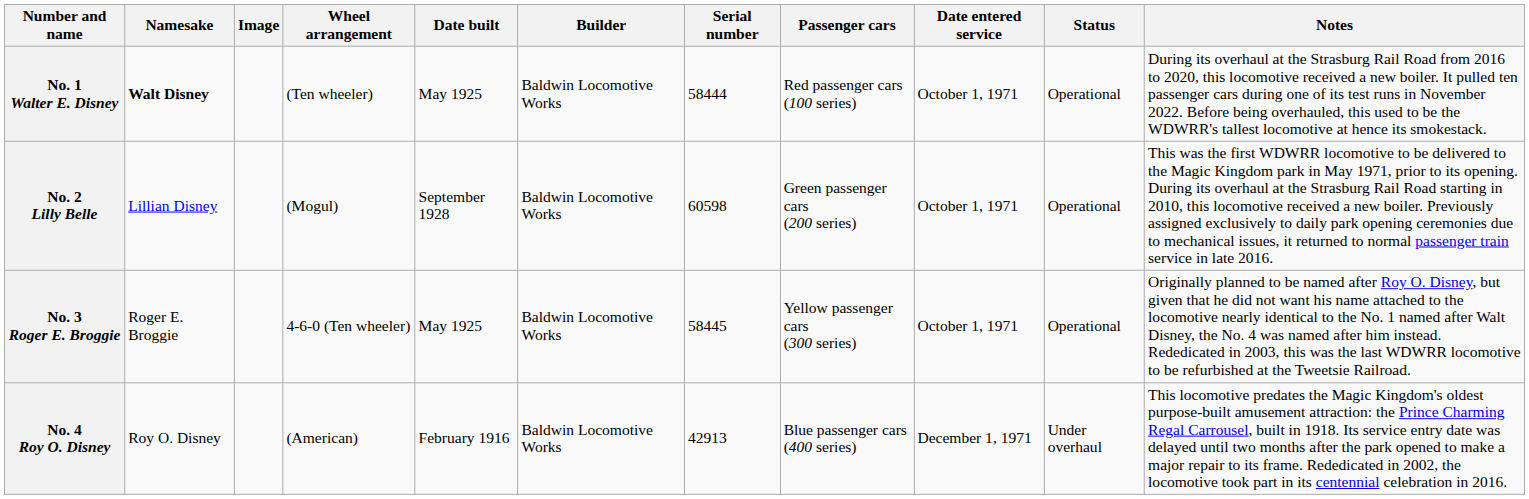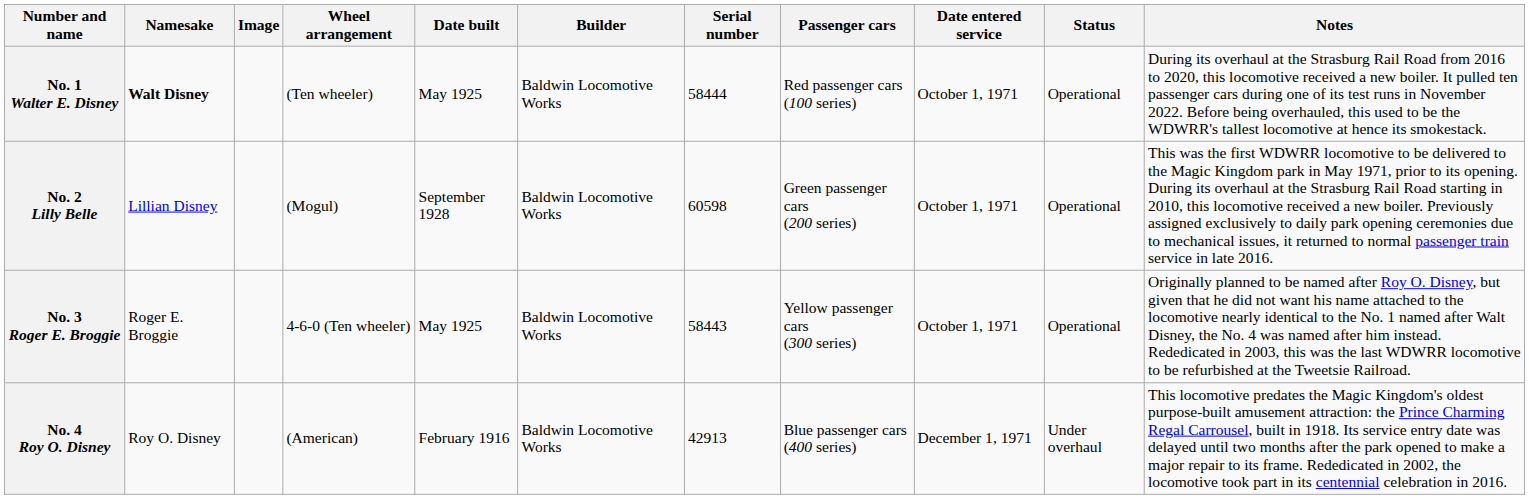(707, 326) 58445 -> (707, 326) 58443
